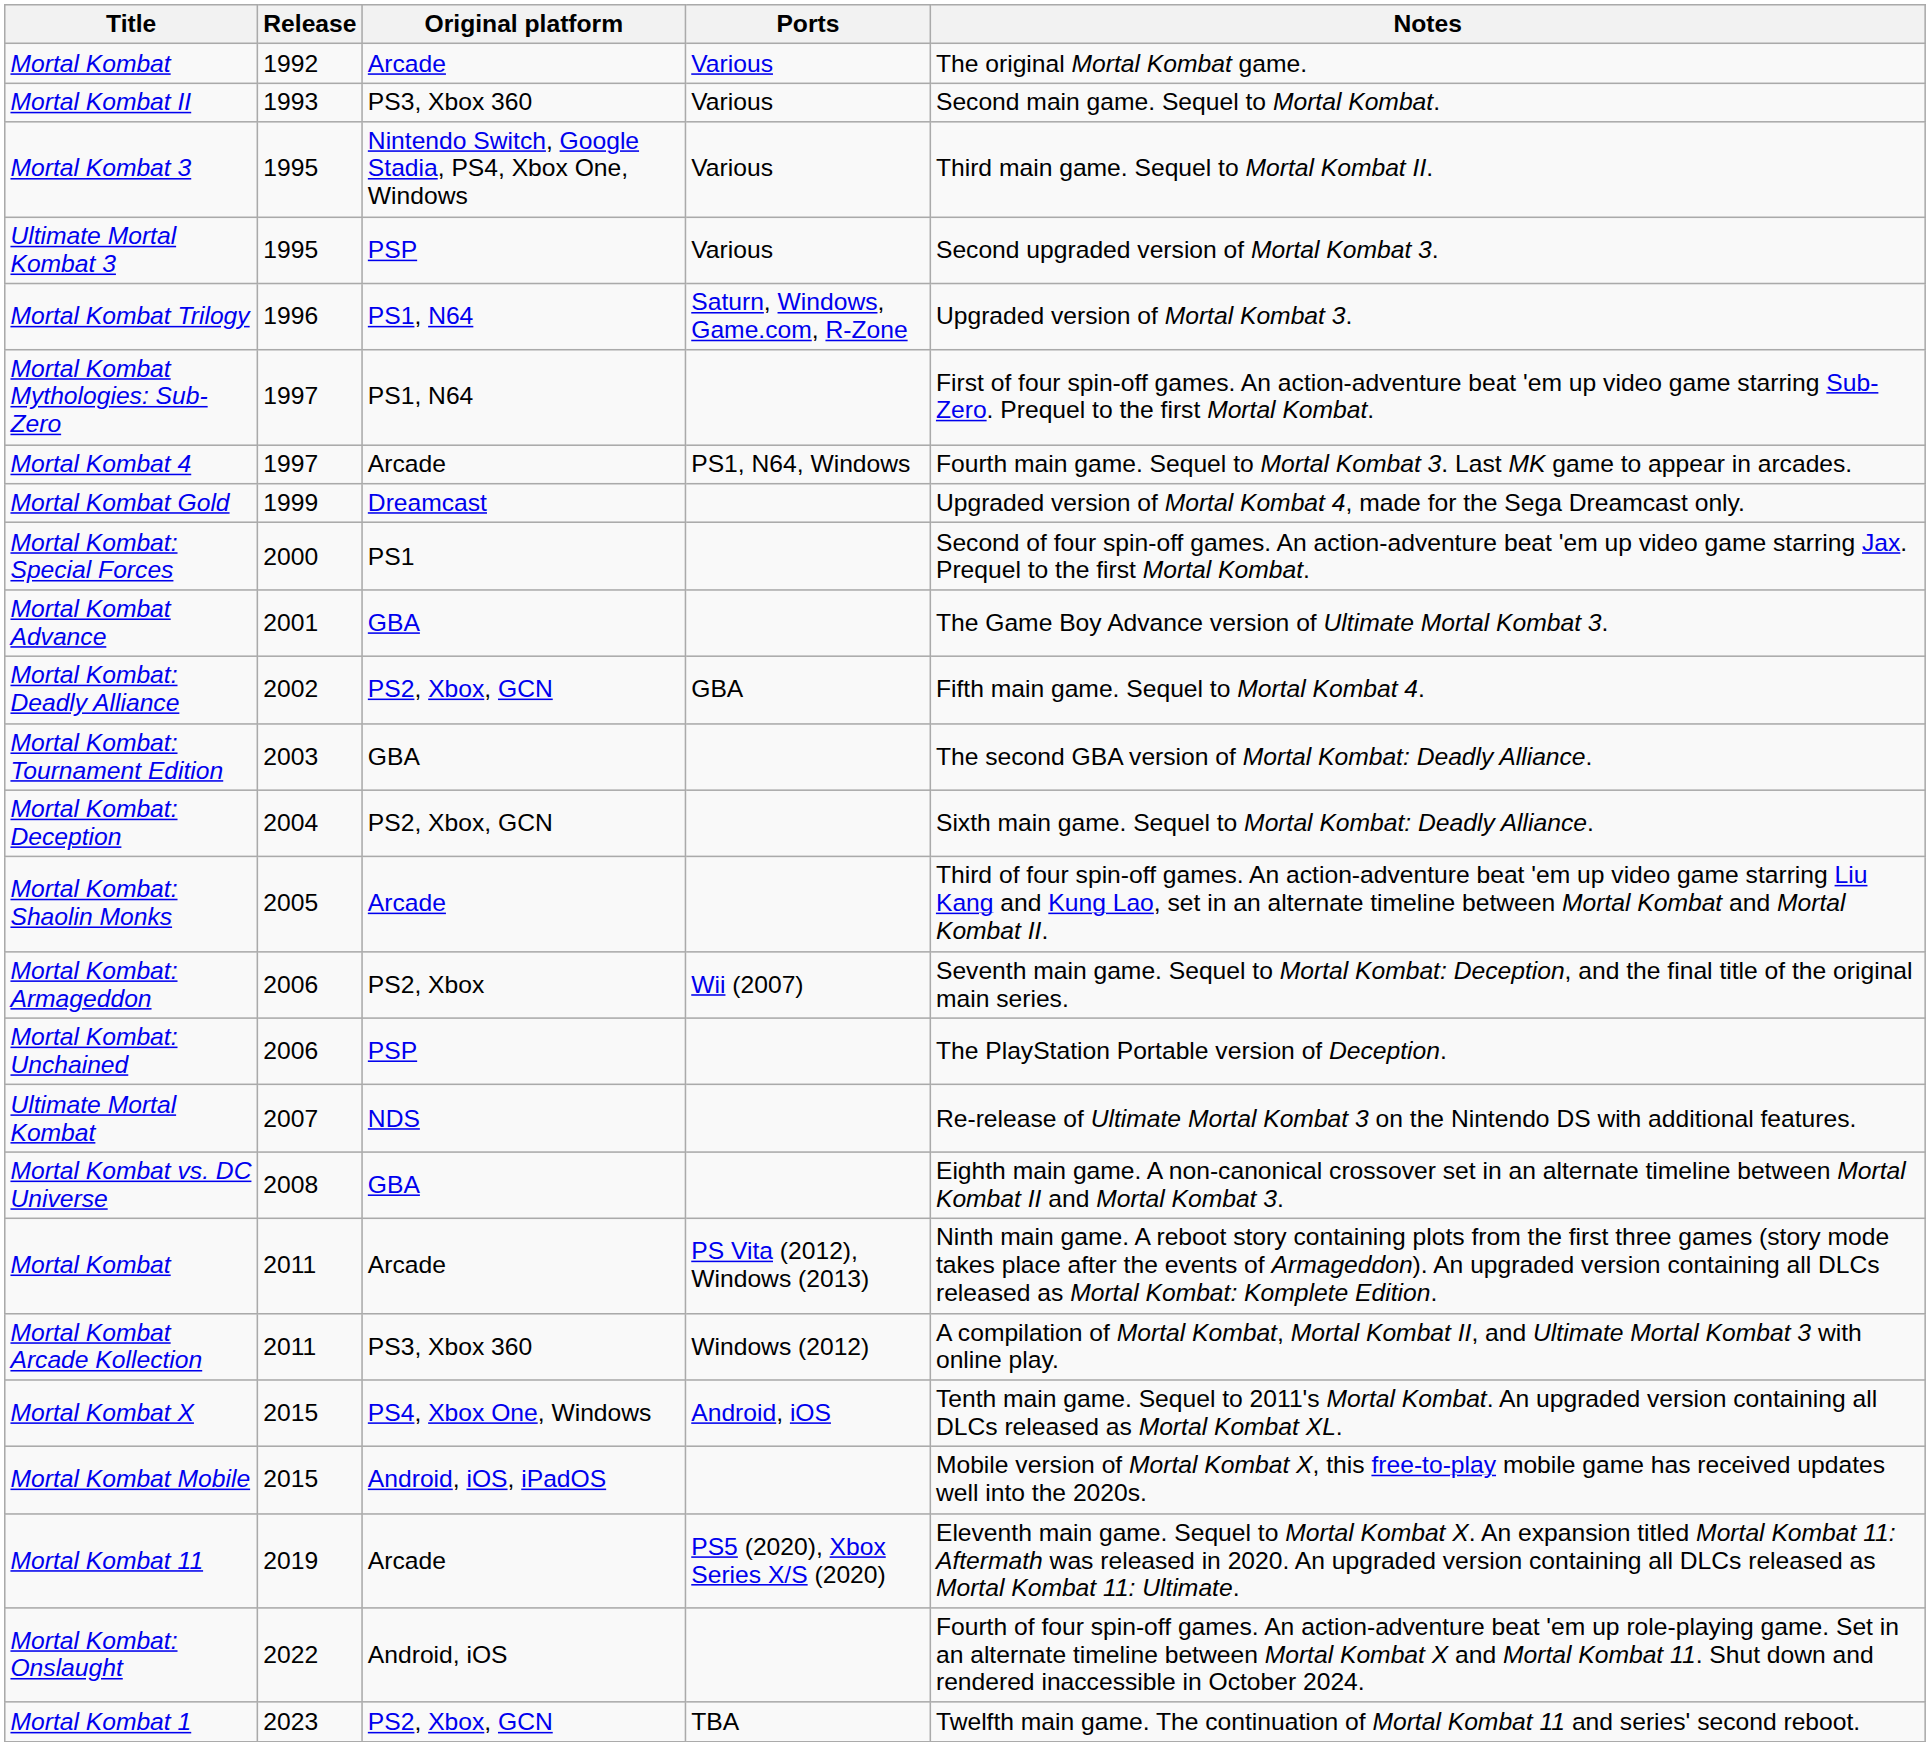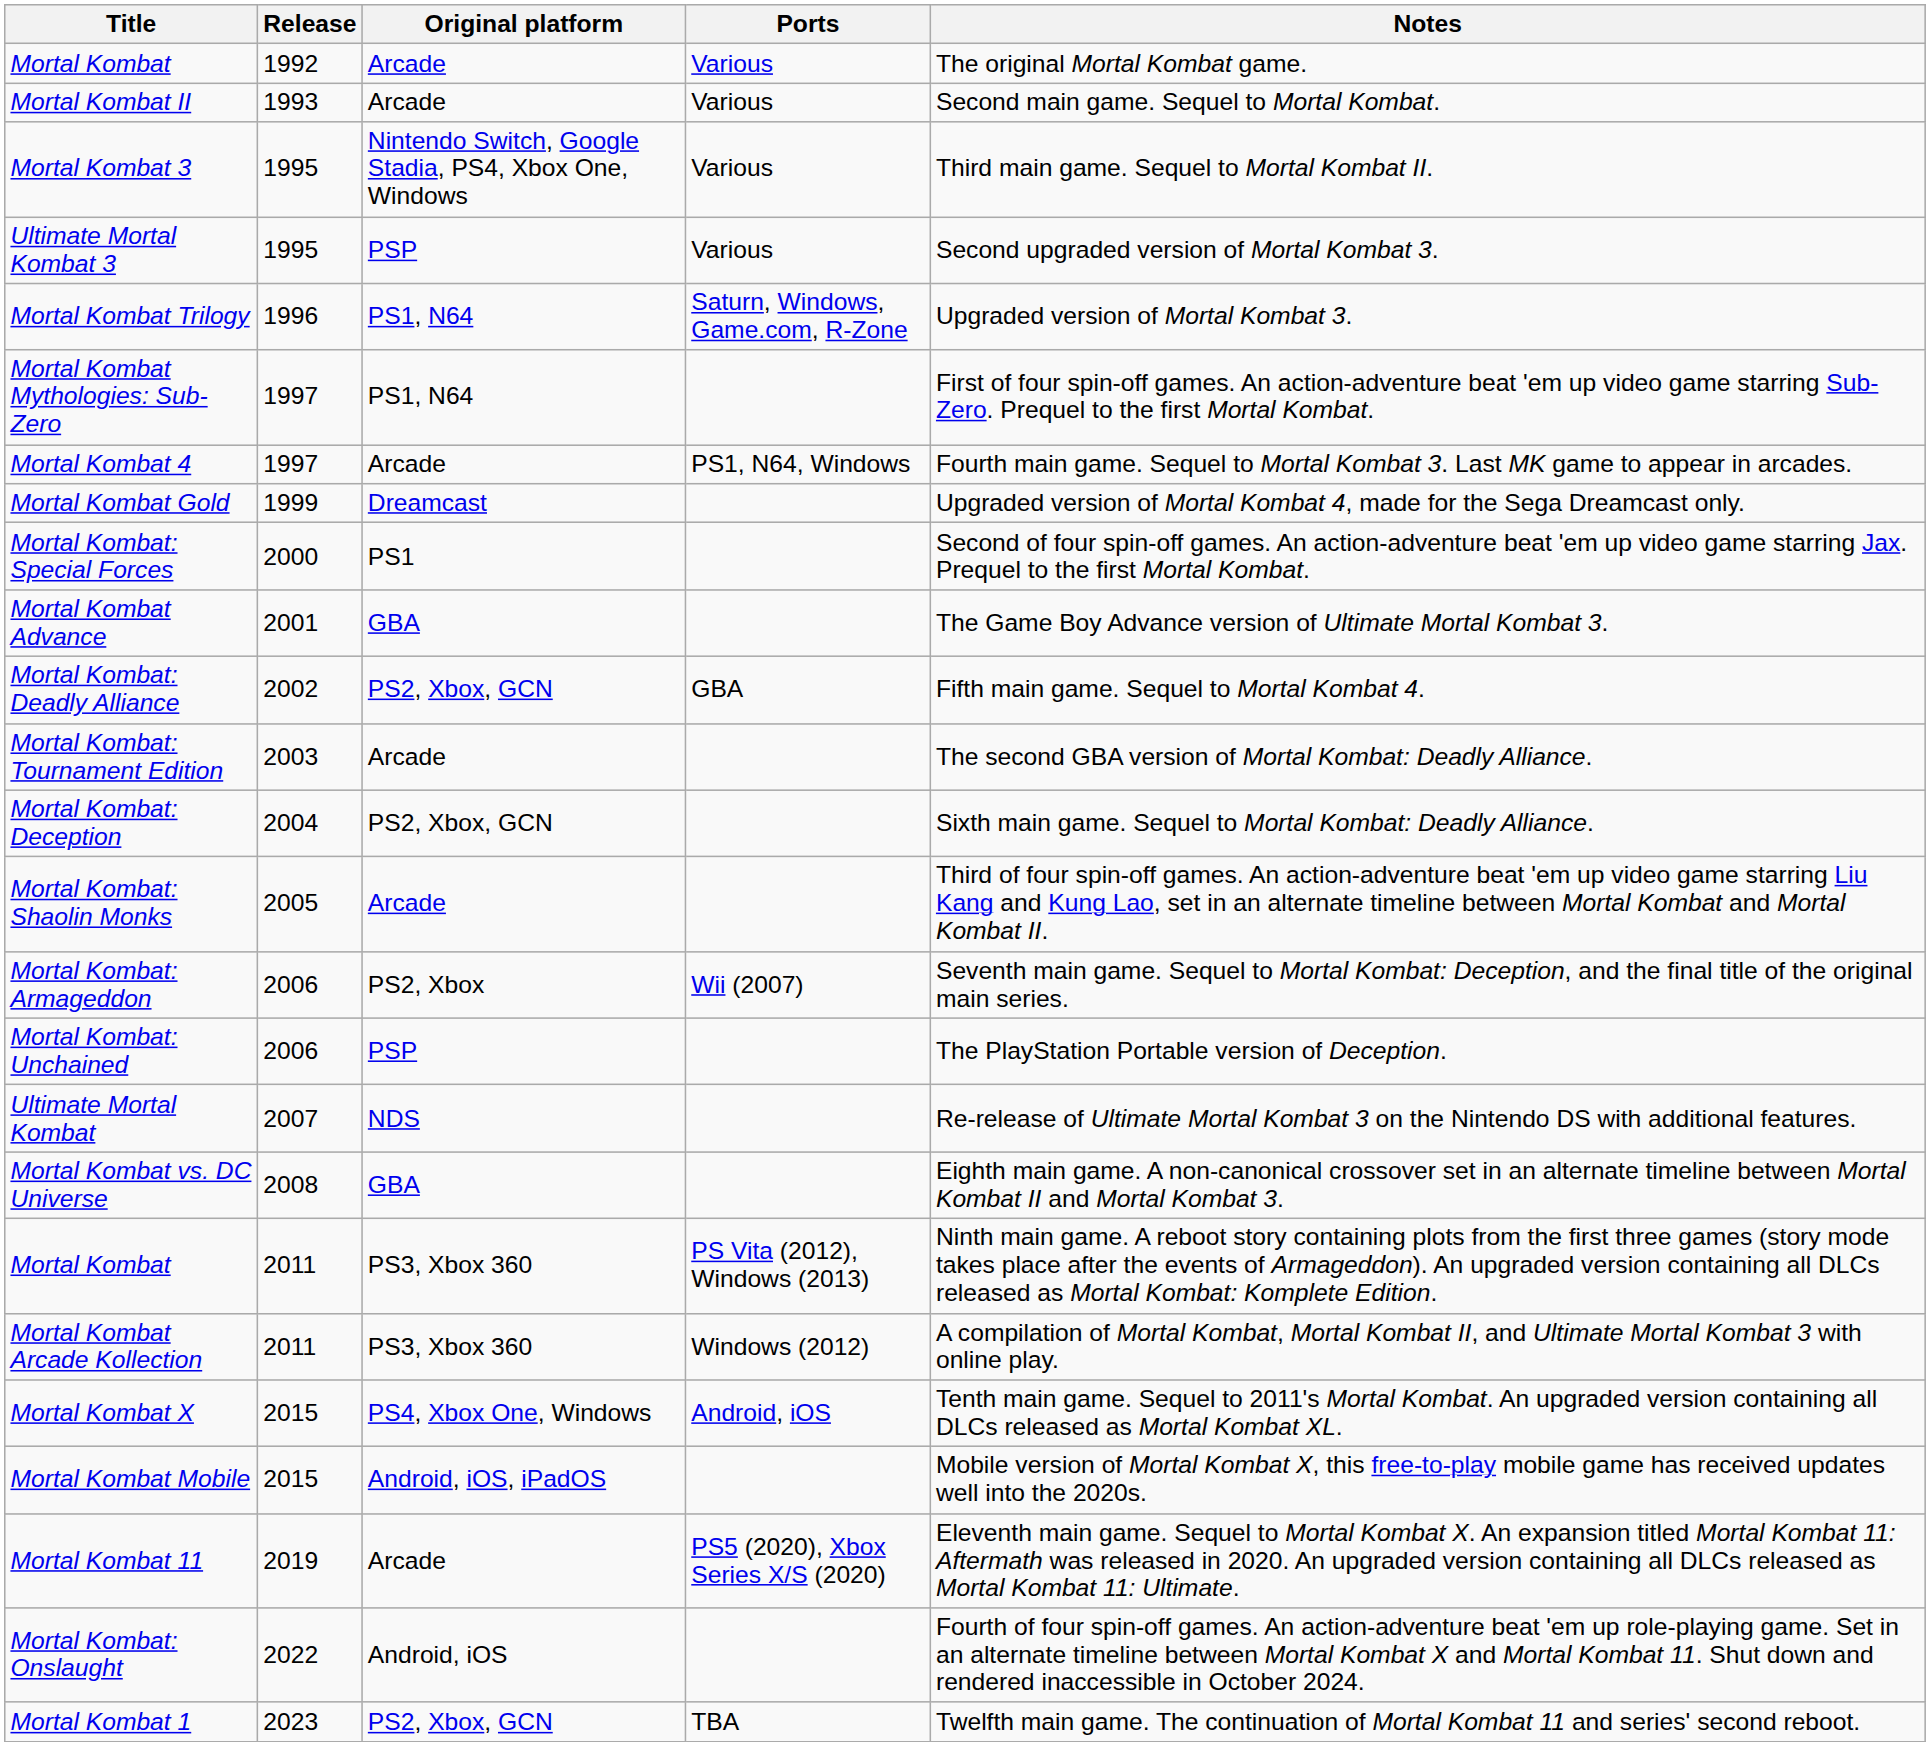(450, 102) PS3, Xbox 360 -> (407, 102) Arcade
(394, 756) GBA -> (407, 756) Arcade
(407, 1265) Arcade -> (450, 1265) PS3, Xbox 360
